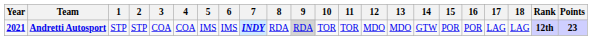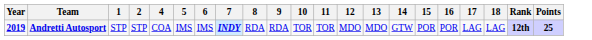- column: (161, 12)
(16, 28) 2021 -> (16, 28) 2019
(303, 28) lightgrey background -> (279, 28) no background
(573, 28) 23 -> (548, 28) 25
